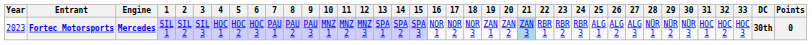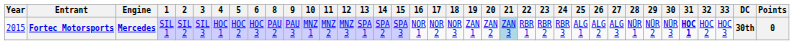- column: (275, 11)
(16, 29) 2023 -> (16, 29) 2015
(707, 29) normal -> (689, 29) bold
